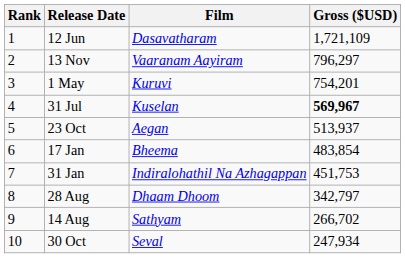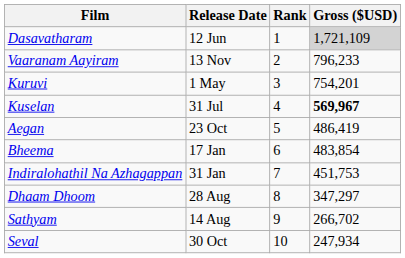columns swapped: (24, 15) <-> (219, 15)
(342, 38) no background -> (342, 38) lightgrey background
(336, 60) 796,297 -> (336, 60) 796,233
(336, 128) 513,937 -> (336, 128) 486,419
(336, 196) 342,797 -> (336, 196) 347,297
